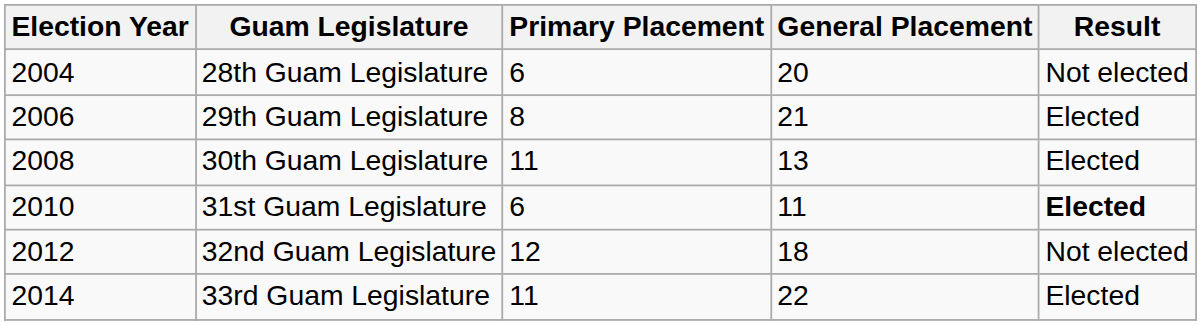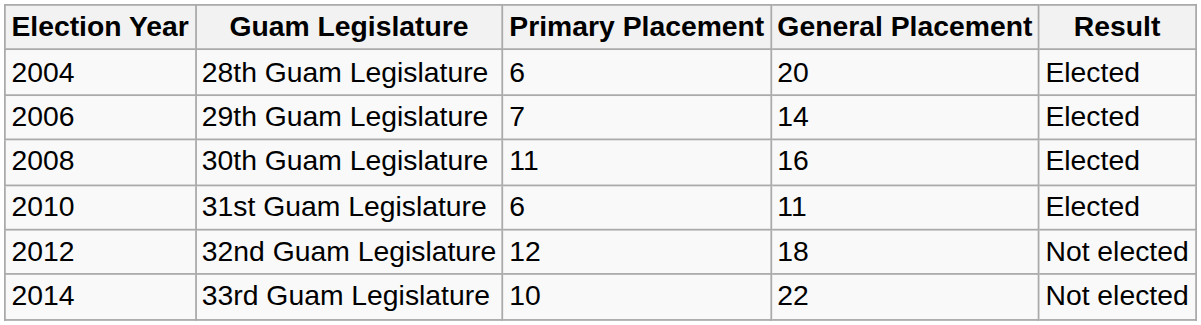(1117, 71) Not elected -> (1093, 71) Elected
(517, 116) 8 -> (517, 116) 7
(793, 116) 21 -> (793, 116) 14
(793, 161) 13 -> (793, 161) 16
(1096, 206) bold -> (1093, 206) normal
(524, 296) 11 -> (525, 296) 10
(1093, 296) Elected -> (1117, 296) Not elected
